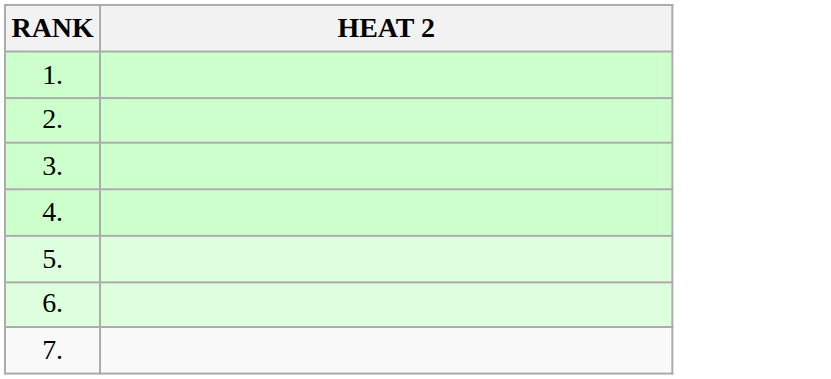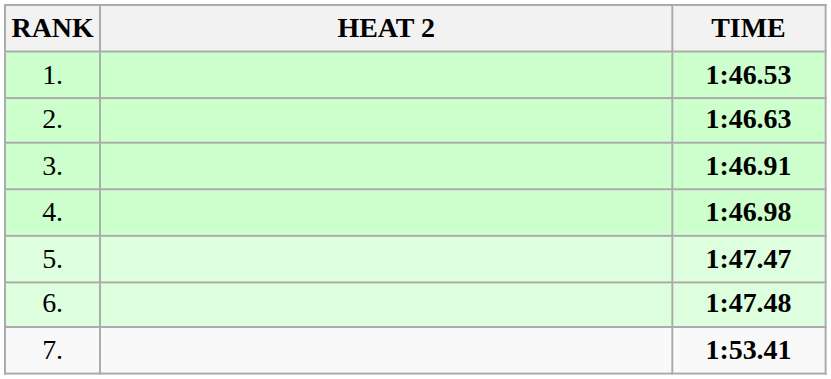+ column: (748, 27)
